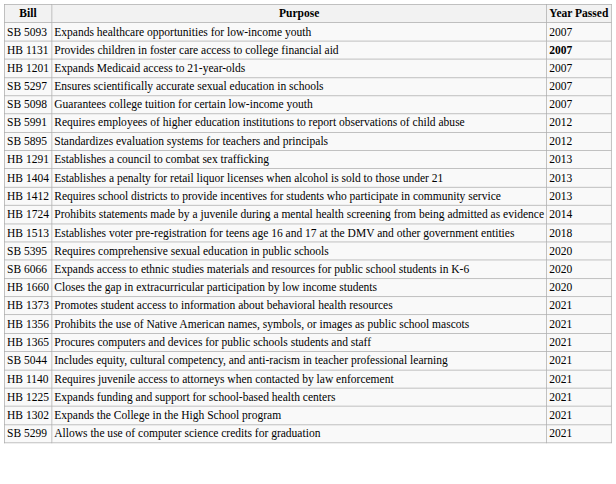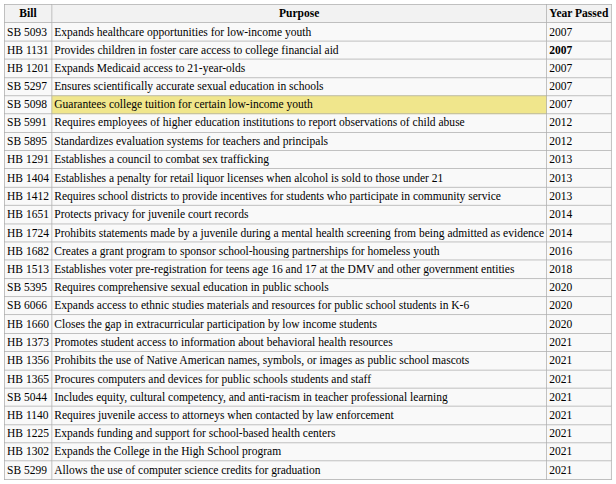(183, 104) no background -> (183, 104) khaki background
+ row: (28, 214)
+ row: (28, 251)
